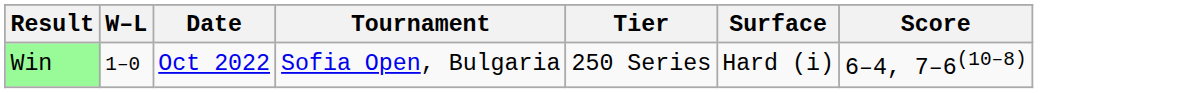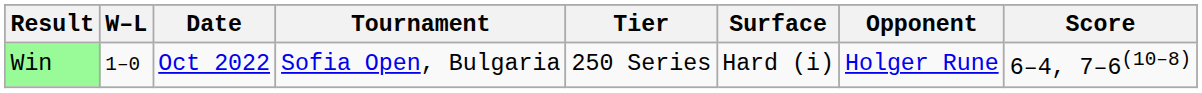+ column: (922, 24)
